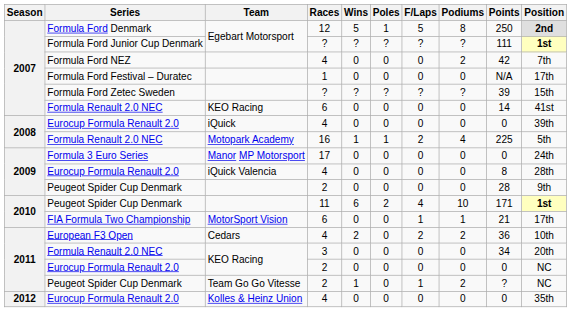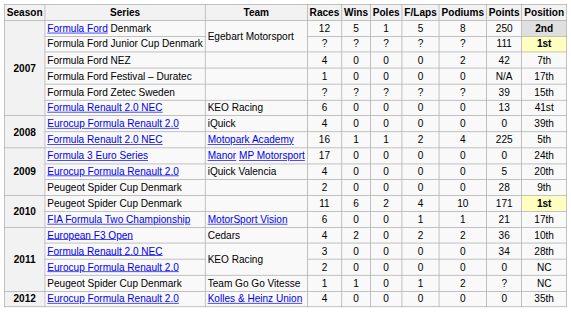(504, 108) 14 -> (504, 108) 13
(504, 172) 8 -> (504, 172) 5
(544, 172) 28th -> (544, 172) 20th
(544, 252) 20th -> (544, 252) 28th
(324, 283) 2 -> (324, 283) 1
